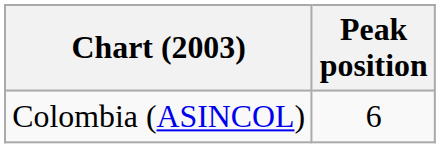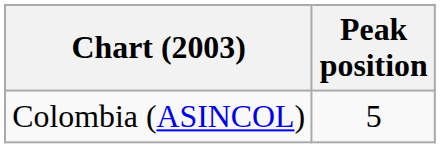(374, 116) 6 -> (374, 116) 5
